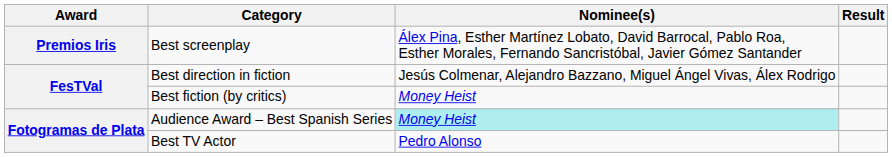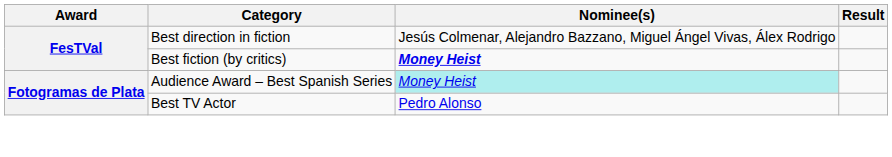- row: (200, 45)
(437, 97) normal -> (440, 59) bold
